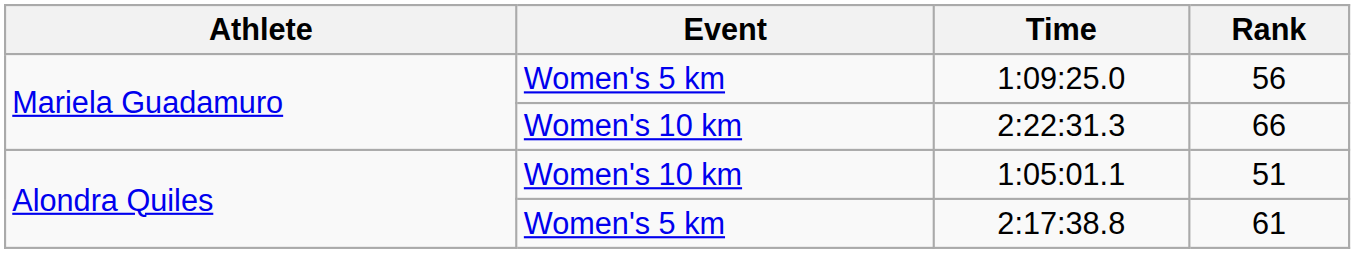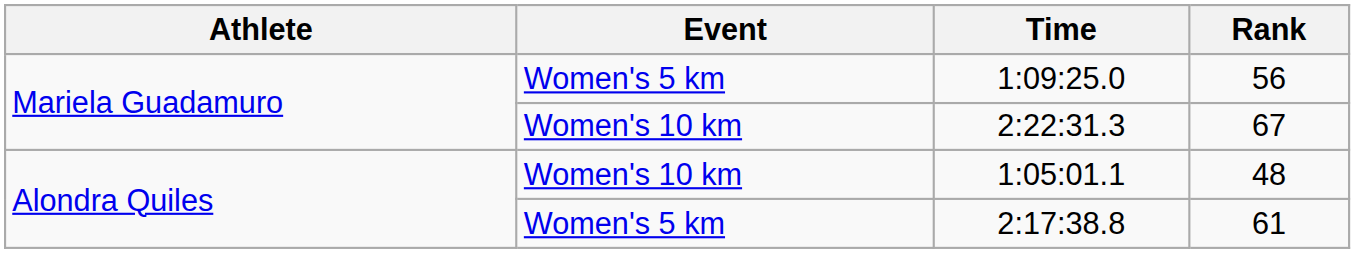(1269, 127) 66 -> (1269, 127) 67
(1269, 175) 51 -> (1269, 175) 48
